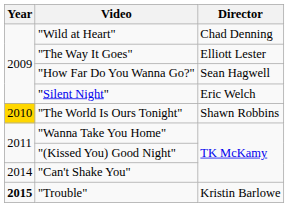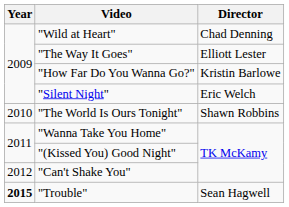(235, 73) Sean Hagwell -> (240, 73) Kristin Barlowe
(20, 113) gold background -> (20, 113) no background
(20, 172) 2014 -> (20, 172) 2012
(240, 192) Kristin Barlowe -> (235, 192) Sean Hagwell
